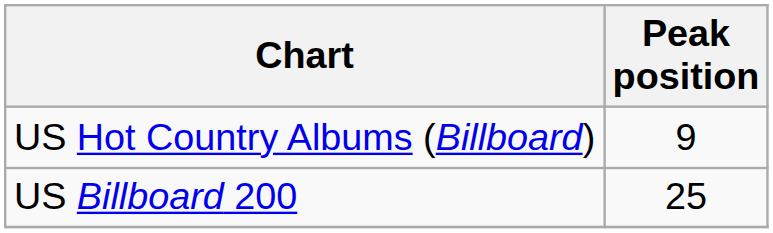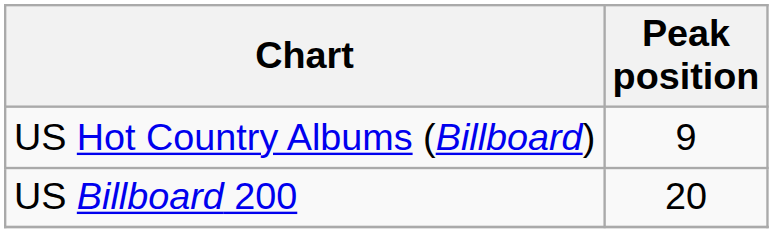(686, 196) 25 -> (686, 196) 20
